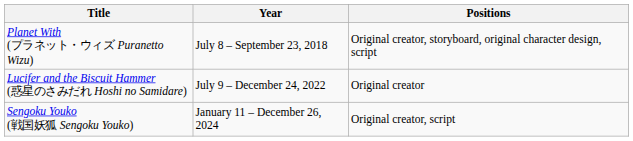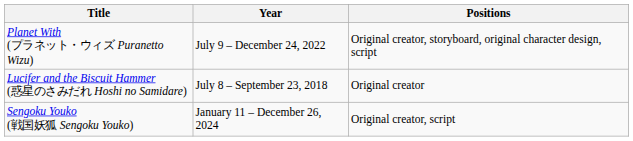(261, 45) July 8 – September 23, 2018 -> (261, 45) July 9 – December 24, 2022
(261, 85) July 9 – December 24, 2022 -> (261, 85) July 8 – September 23, 2018
